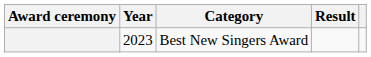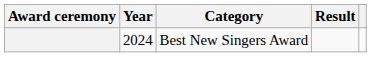(138, 39) 2023 -> (138, 39) 2024
